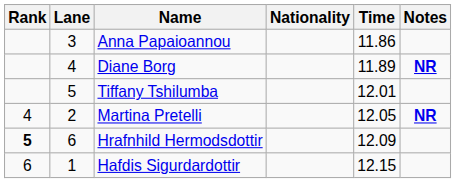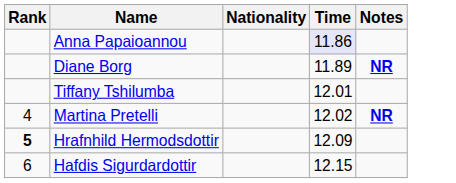- column: (72, 17)
(377, 42) no background -> (333, 42) lavender background
(377, 116) 12.05 -> (333, 116) 12.02
